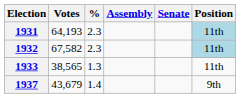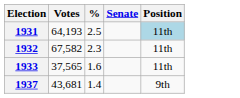- column: (129, 13)
(94, 31) 2.3 -> (94, 31) 2.5
(214, 48) lightblue background -> (163, 48) no background
(67, 66) 38,565 -> (67, 66) 37,565
(94, 66) 1.3 -> (94, 66) 1.6
(67, 84) 43,679 -> (67, 84) 43,681
